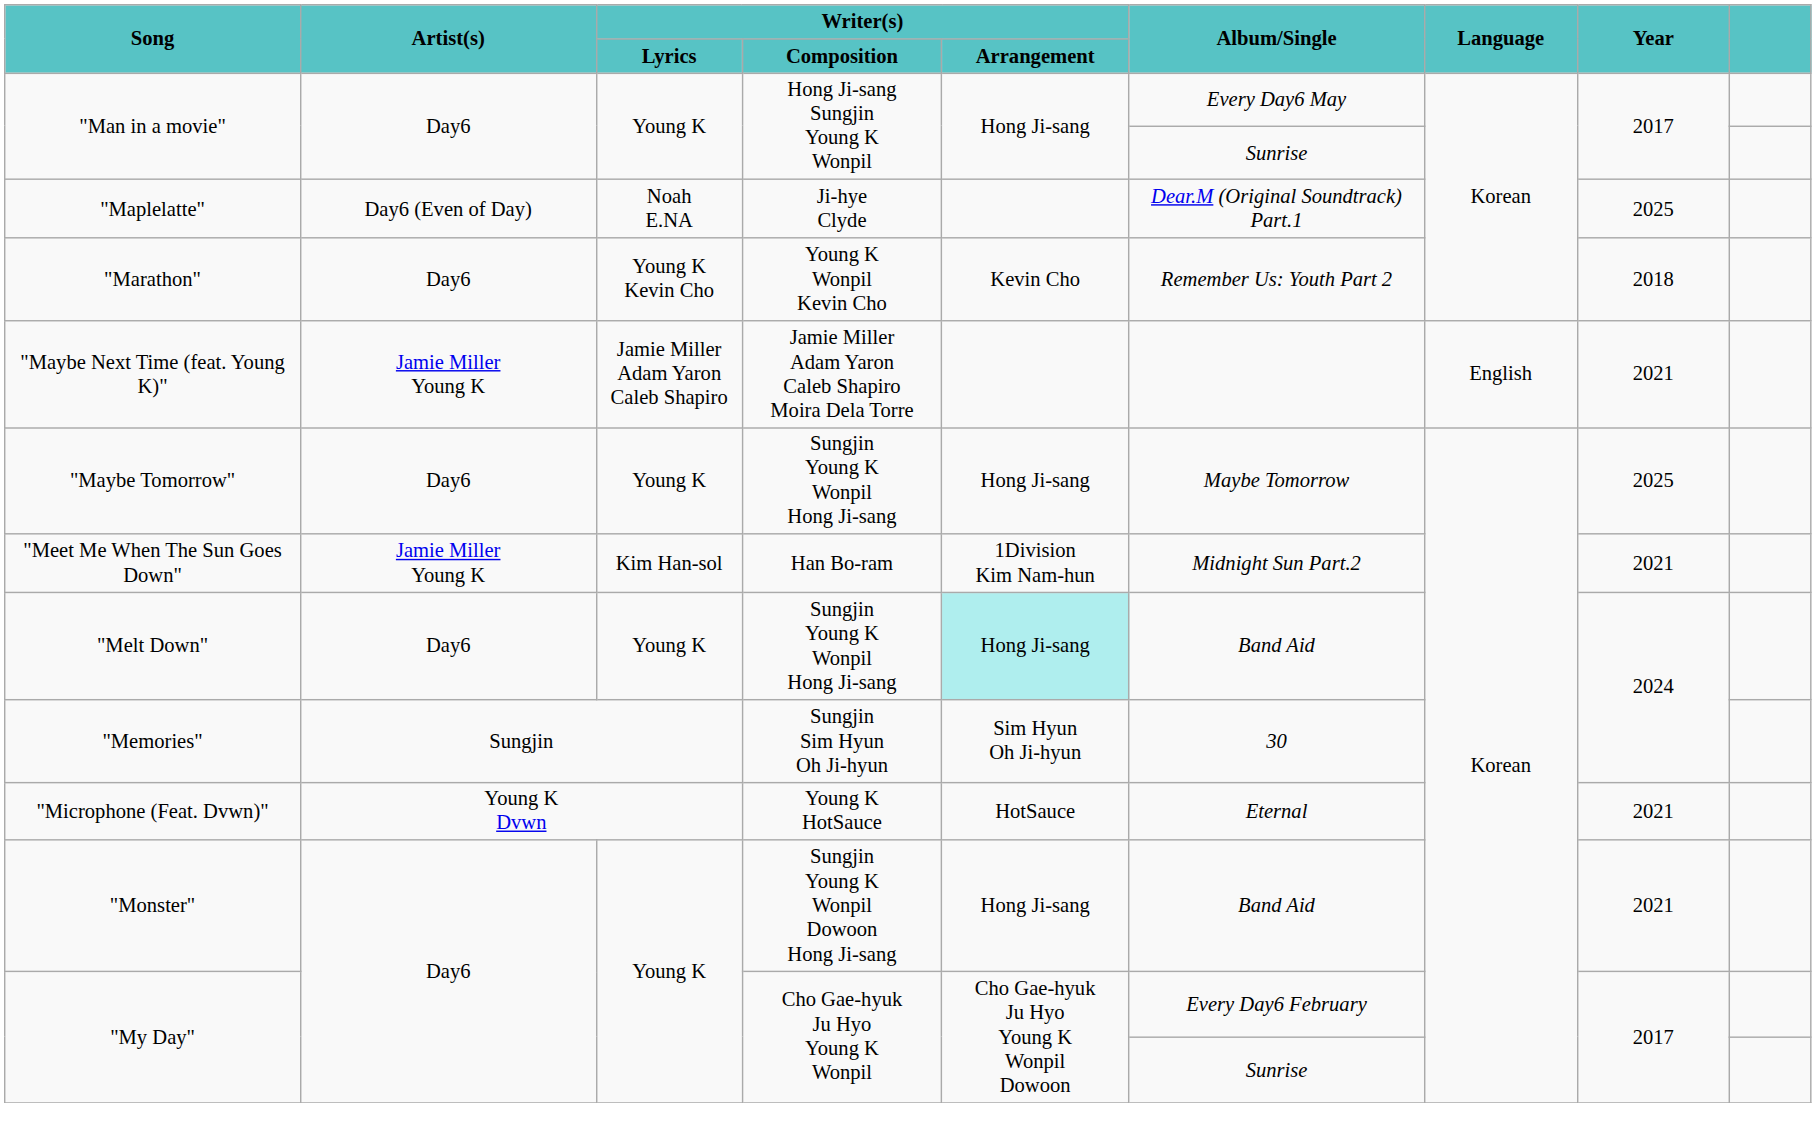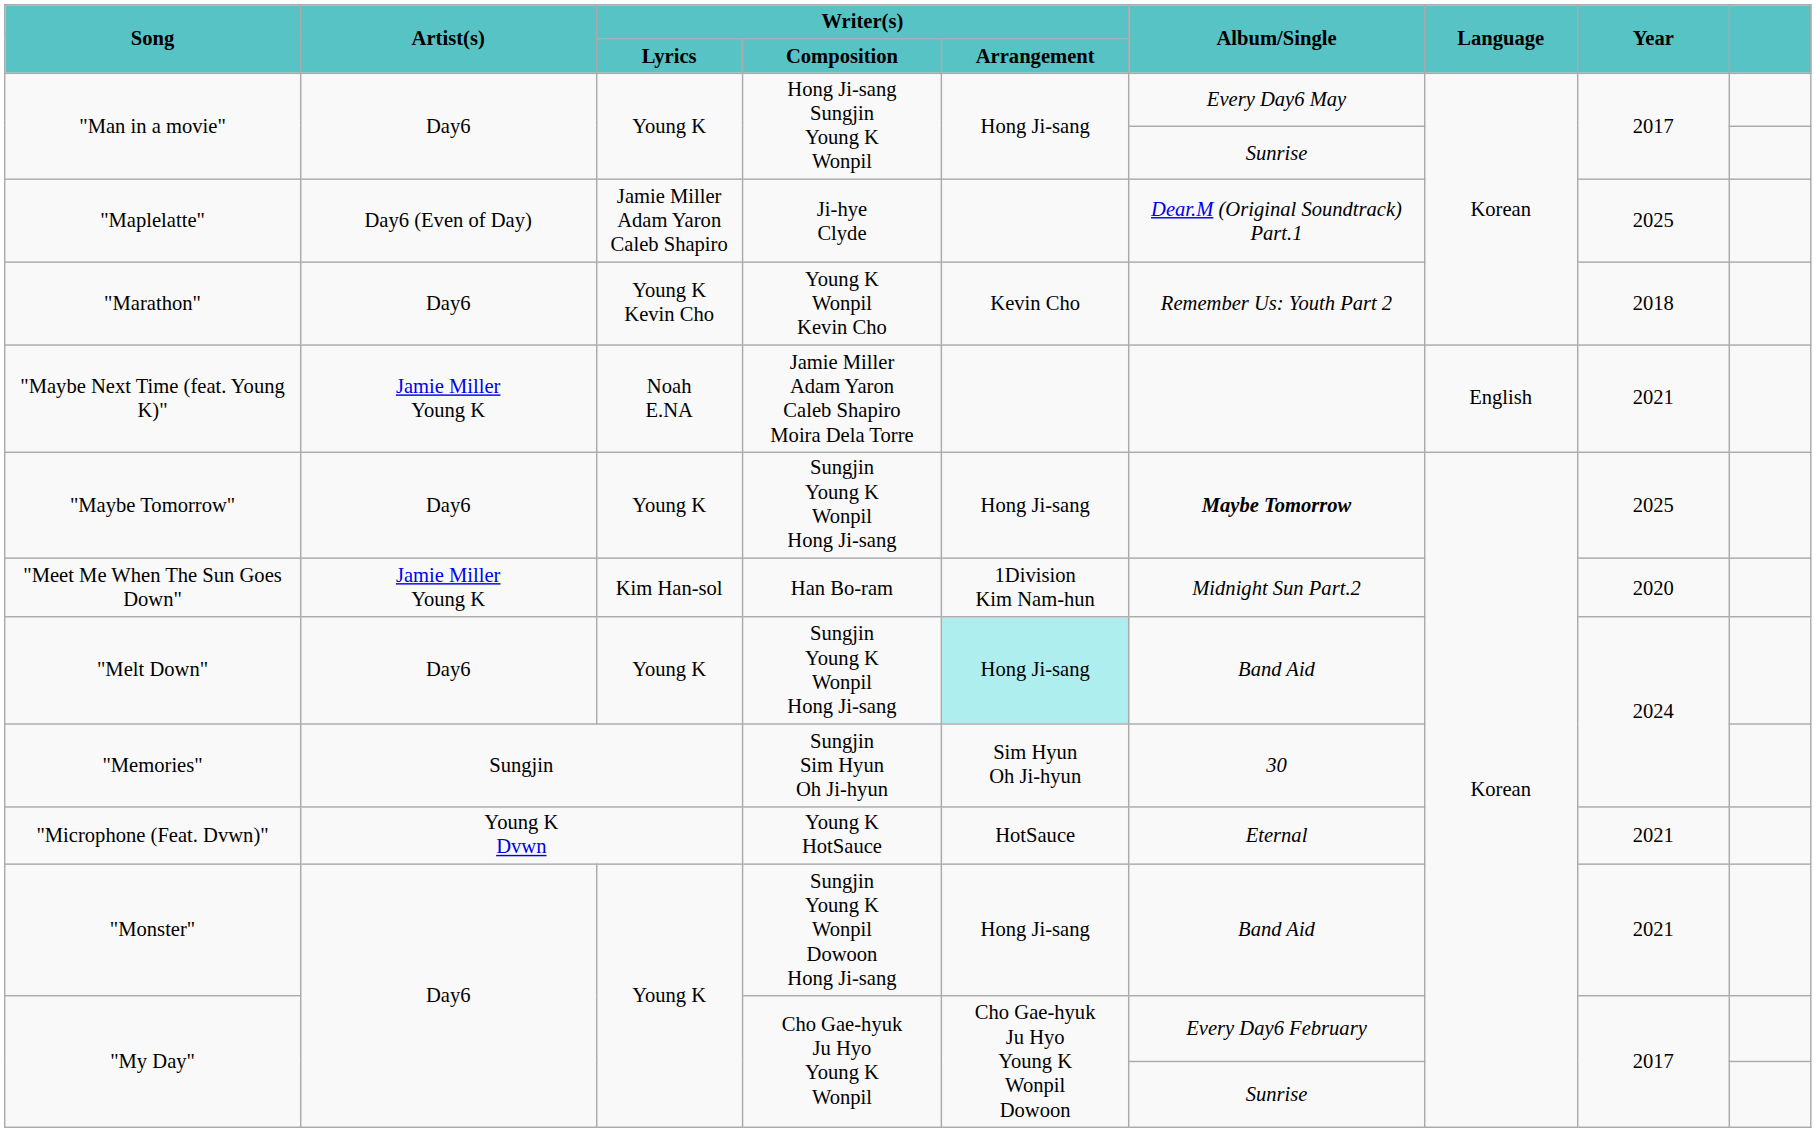(669, 208) Noah E.NA -> (669, 220) Jamie Miller Adam Yaron Caleb Shapiro
(669, 373) Jamie Miller Adam Yaron Caleb Shapiro -> (669, 397) Noah E.NA
(1277, 480) normal -> (1277, 504) bold
(1653, 563) 2021 -> (1653, 587) 2020
